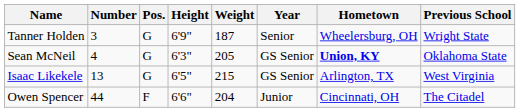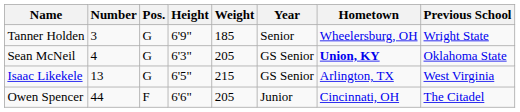(224, 35) 187 -> (224, 35) 185
(224, 96) 204 -> (224, 96) 205
